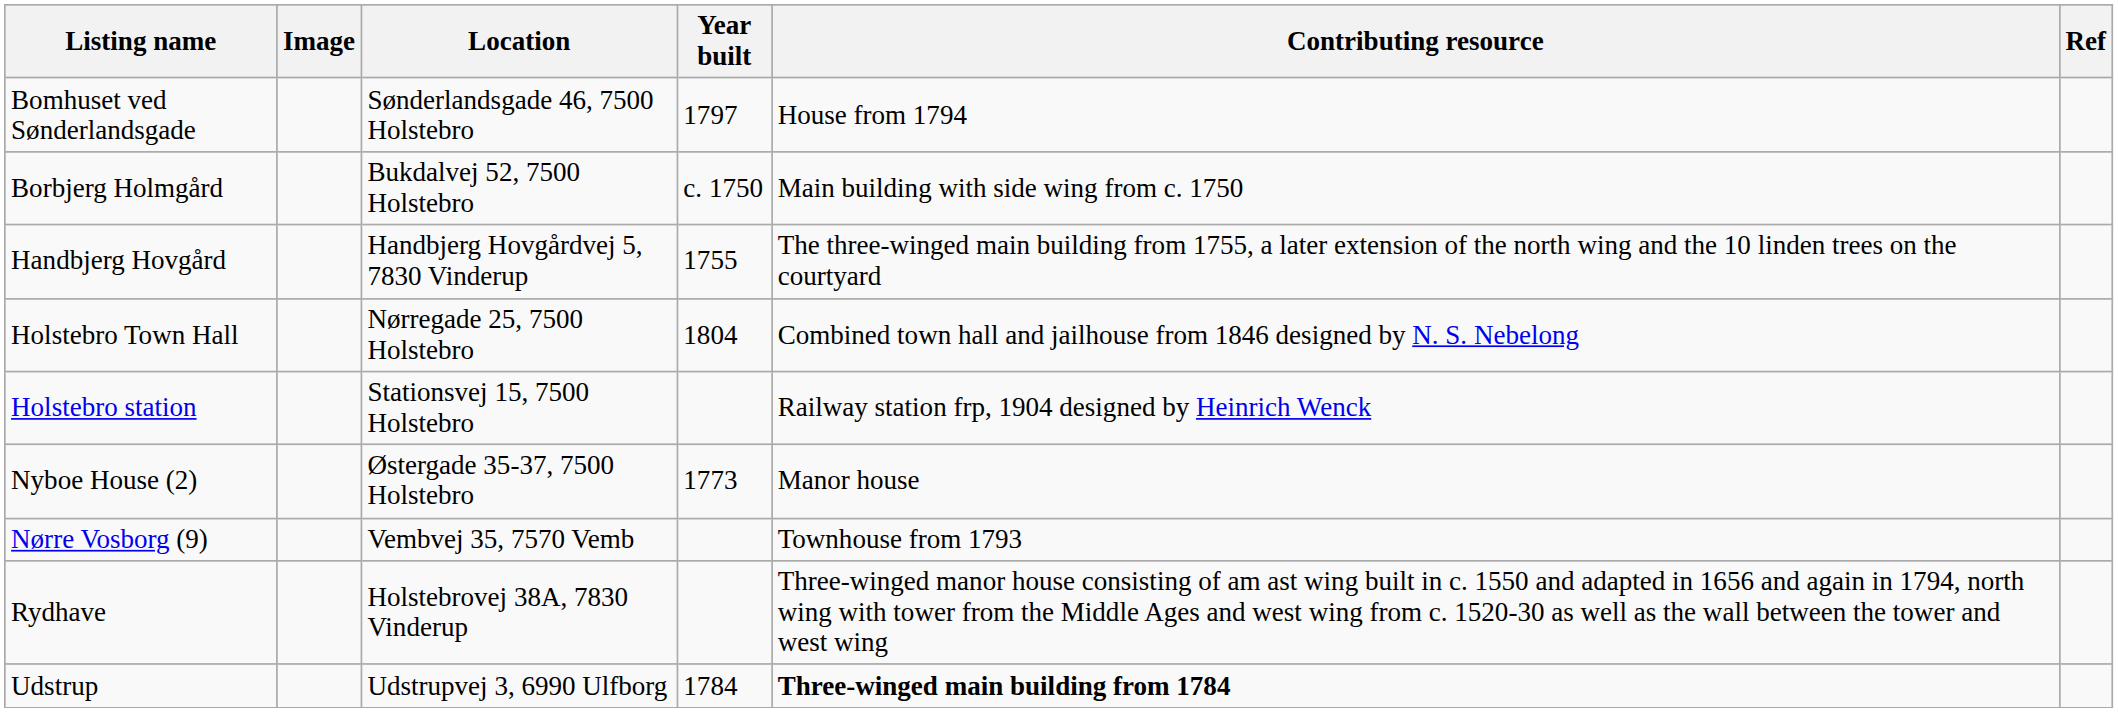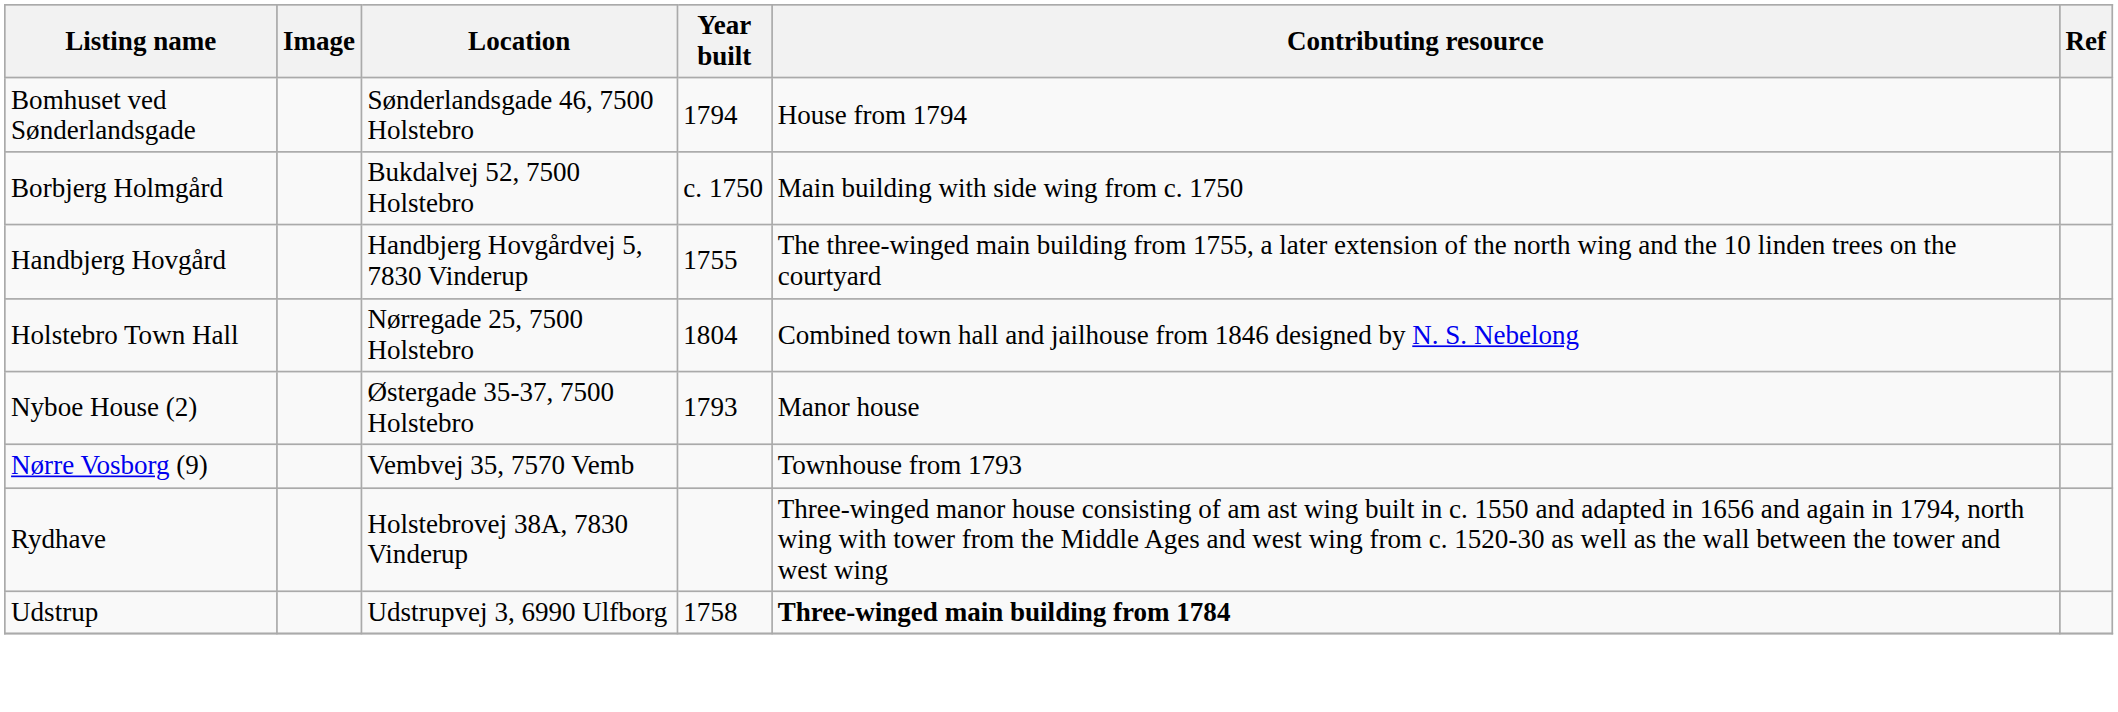(710, 114) 1797 -> (710, 114) 1794
- row: (104, 407)
(710, 480) 1773 -> (710, 407) 1793
(710, 685) 1784 -> (710, 612) 1758
